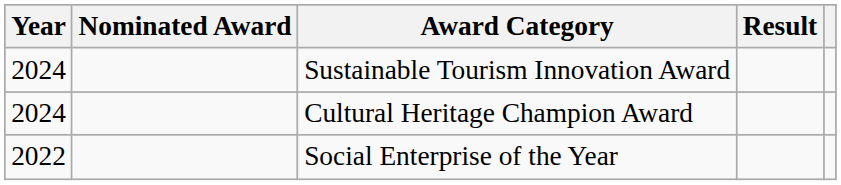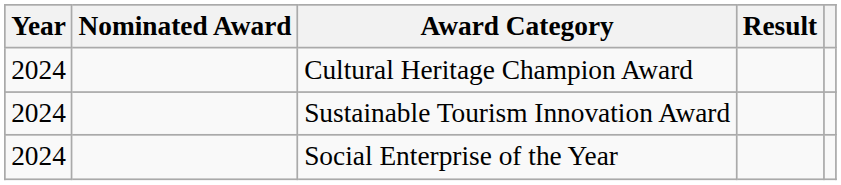rows swapped: (499, 112) <-> (517, 69)
(39, 156) 2022 -> (39, 156) 2024
